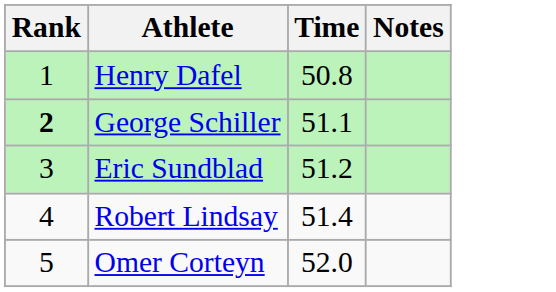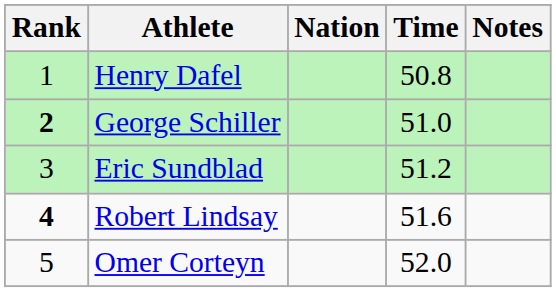+ column: (337, 27)
(327, 121) 51.1 -> (426, 121) 51.0
(46, 215) normal -> (46, 215) bold
(327, 215) 51.4 -> (426, 215) 51.6
